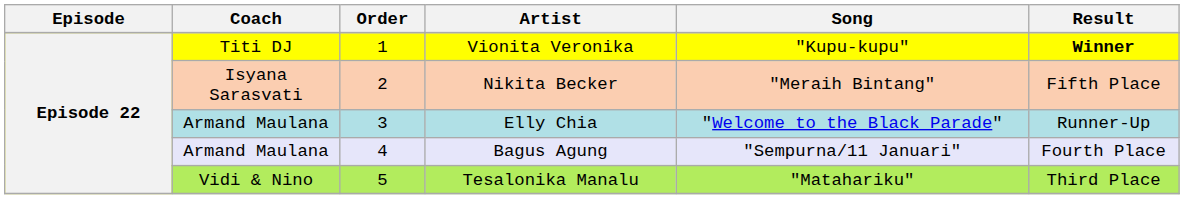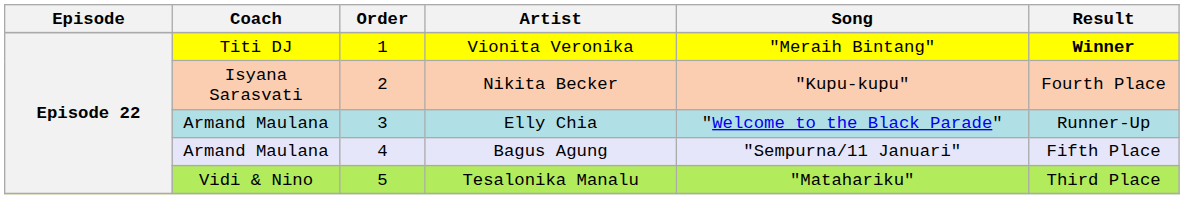(852, 47) "Kupu-kupu" -> (852, 47) "Meraih Bintang"
(852, 85) "Meraih Bintang" -> (852, 85) "Kupu-kupu"
(1104, 85) Fifth Place -> (1104, 85) Fourth Place
(1104, 151) Fourth Place -> (1104, 151) Fifth Place
